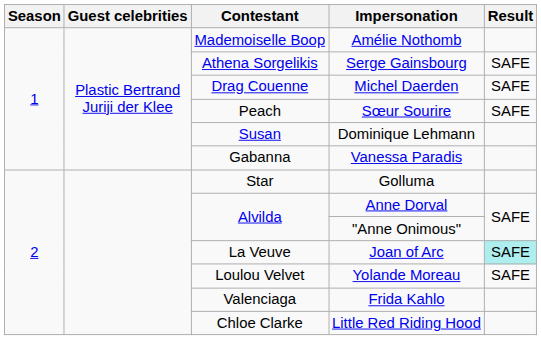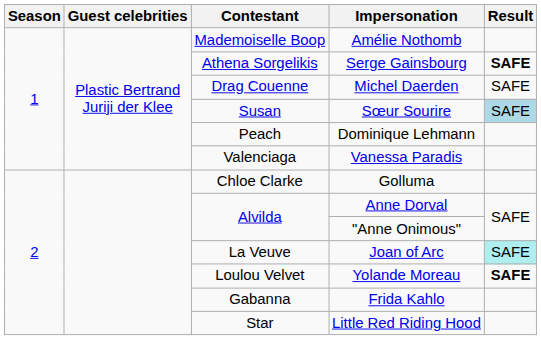(511, 63) normal -> (511, 63) bold
(260, 110) Peach -> (260, 110) Susan
(511, 110) no background -> (511, 110) lightblue background
(260, 134) Susan -> (260, 134) Peach
(260, 157) Gabanna -> (260, 157) Valenciaga
(260, 181) Star -> (260, 181) Chloe Clarke
(511, 275) normal -> (511, 275) bold
(260, 299) Valenciaga -> (260, 299) Gabanna
(260, 323) Chloe Clarke -> (260, 323) Star
